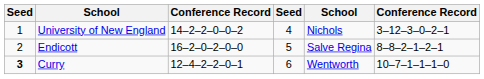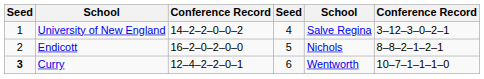(325, 30) Nichols -> (339, 30) Salve Regina
(339, 47) Salve Regina -> (325, 47) Nichols
